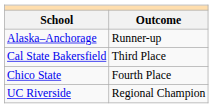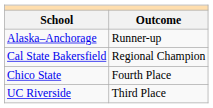(139, 56) Third Place -> (159, 56) Regional Champion
(159, 93) Regional Champion -> (139, 93) Third Place
